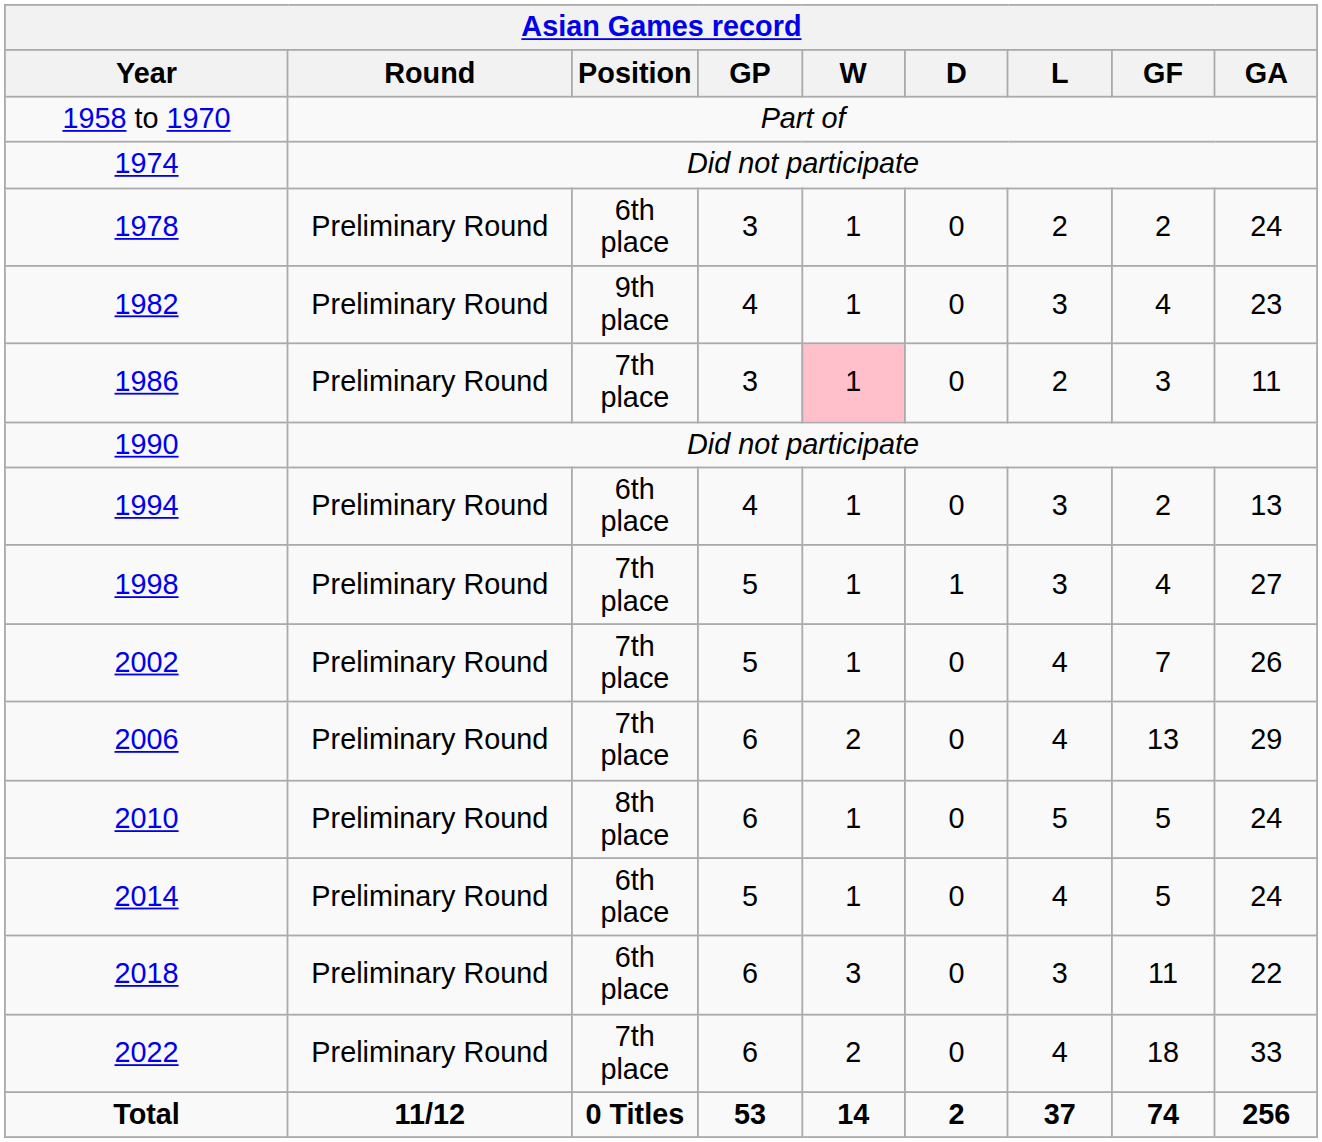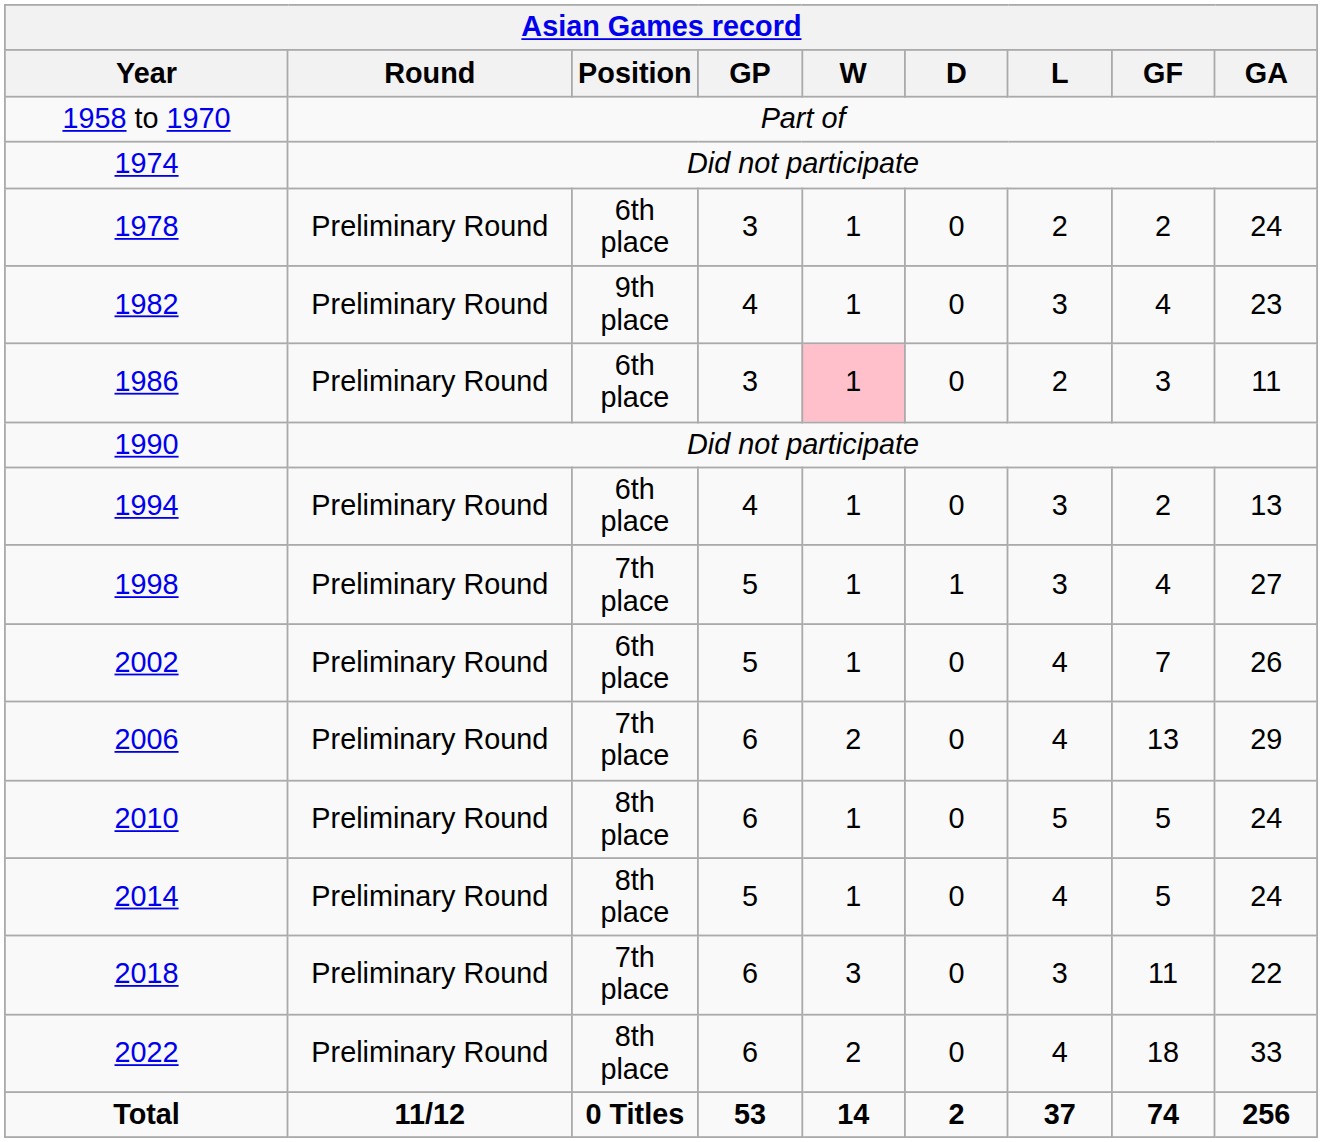(635, 382) 7th place -> (635, 382) 6th place
(635, 662) 7th place -> (635, 662) 6th place
(635, 896) 6th place -> (635, 896) 8th place
(635, 974) 6th place -> (635, 974) 7th place
(635, 1052) 7th place -> (635, 1052) 8th place
